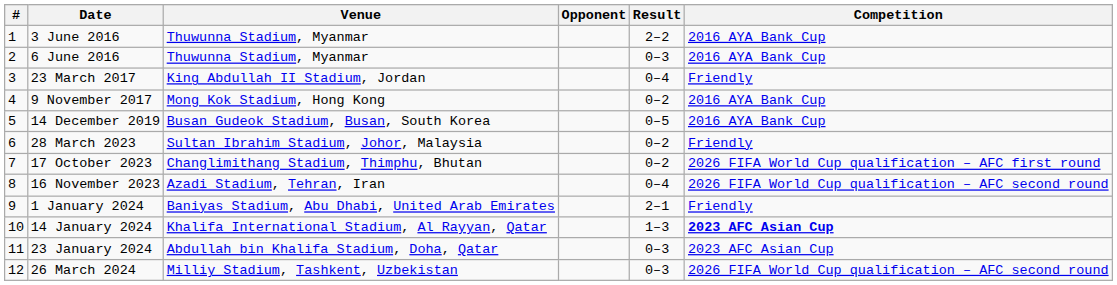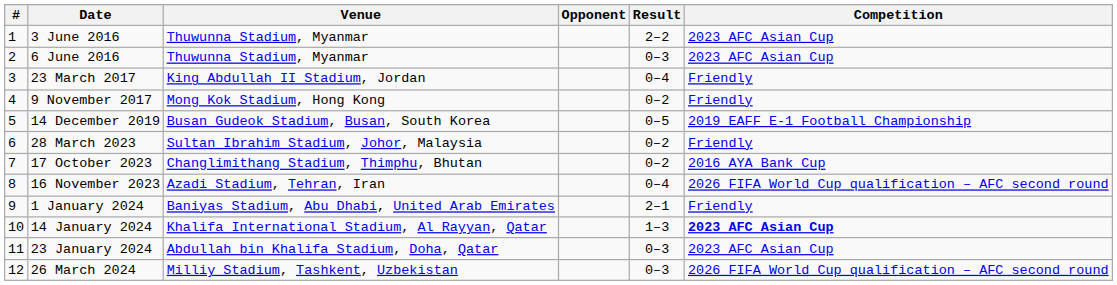(757, 37) 2016 AYA Bank Cup -> (761, 37) 2023 AFC Asian Cup
(757, 58) 2016 AYA Bank Cup -> (761, 58) 2023 AFC Asian Cup
(757, 100) 2016 AYA Bank Cup -> (720, 100) Friendly
(757, 121) 2016 AYA Bank Cup -> (830, 121) 2019 EAFF E-1 Football Championship
(894, 164) 2026 FIFA World Cup qualification – AFC first round -> (757, 164) 2016 AYA Bank Cup
